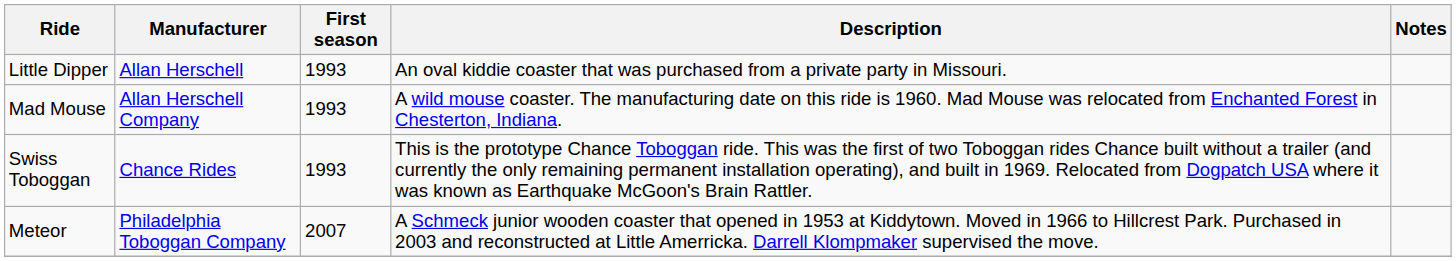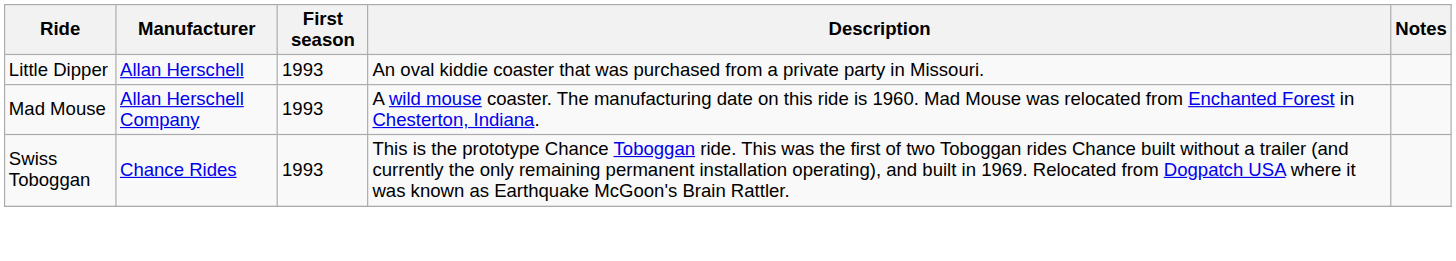- row: (38, 230)
